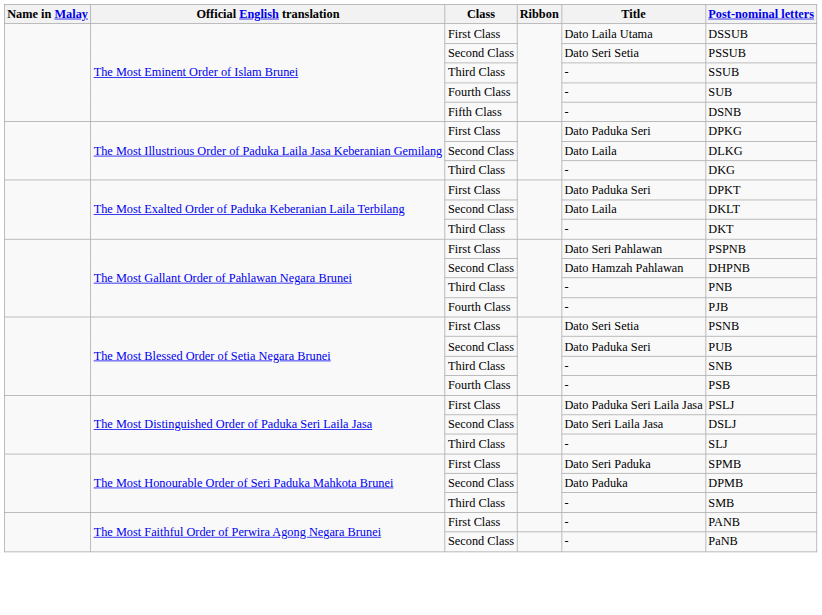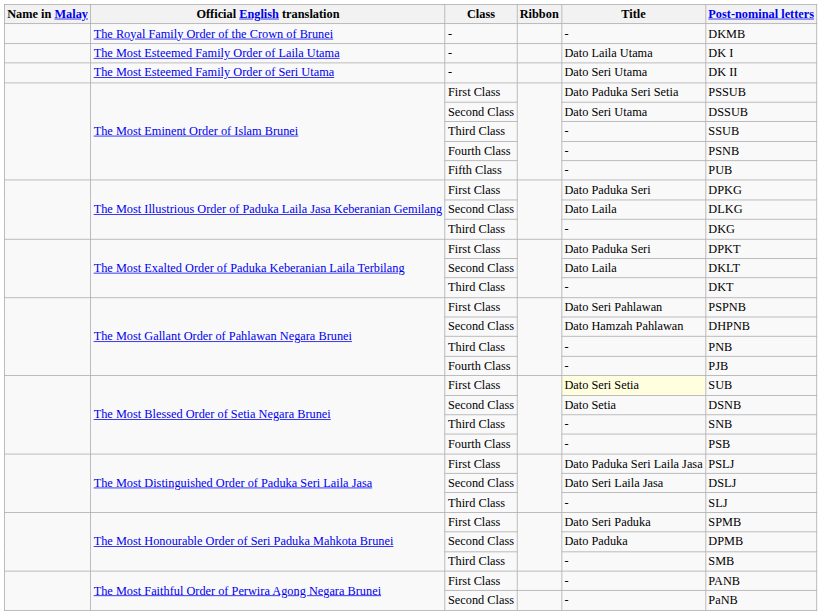+ row: (213, 33)
+ row: (217, 53)
+ row: (214, 72)
(609, 33) Dato Laila Utama -> (621, 92) Dato Paduka Seri Setia
(728, 33) DSSUB -> (727, 92) PSSUB
(602, 53) Dato Seri Setia -> (606, 111) Dato Seri Utama
(727, 53) PSSUB -> (728, 111) DSSUB
(720, 92) SUB -> (724, 151) PSNB
(725, 111) DSNB -> (720, 170) PUB
(602, 326) no background -> (602, 385) lightyellow background
(724, 326) PSNB -> (720, 385) SUB
(608, 346) Dato Paduka Seri -> (590, 405) Dato Setia
(720, 346) PUB -> (725, 405) DSNB
